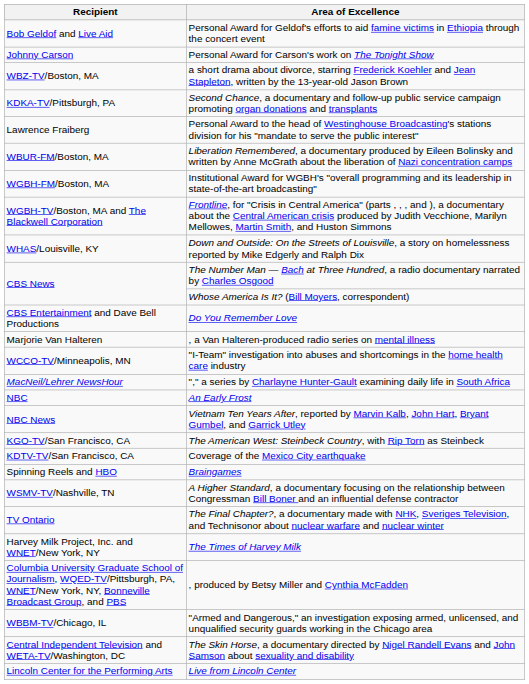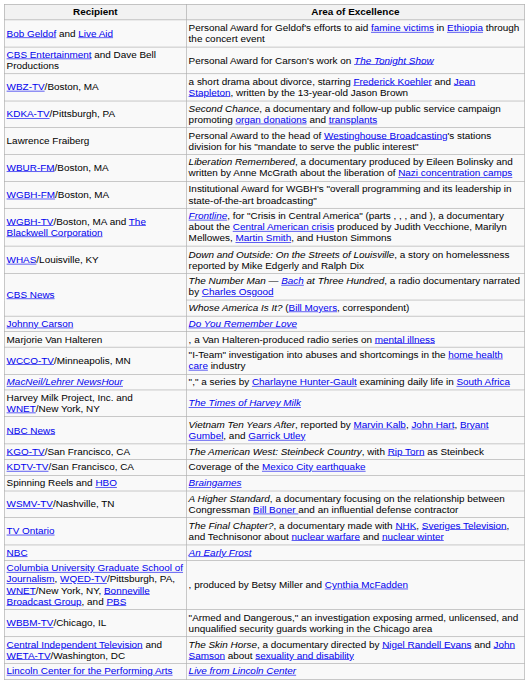(40, 54) Johnny Carson -> (81, 60) CBS Entertainment and Dave Bell Productions
(81, 318) CBS Entertainment and Dave Bell Productions -> (40, 323) Johnny Carson
rows swapped: (220, 398) <-> (245, 547)
